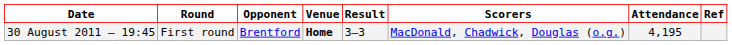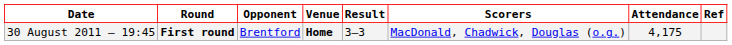(198, 32) normal -> (198, 32) bold
(665, 32) 4,195 -> (665, 32) 4,175
